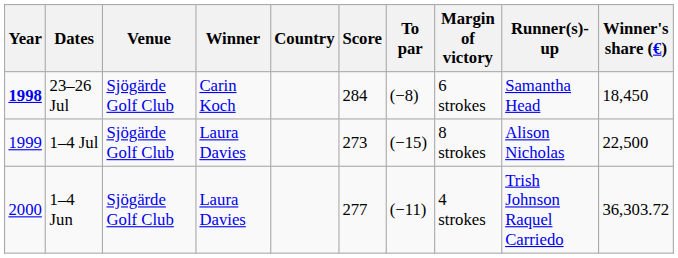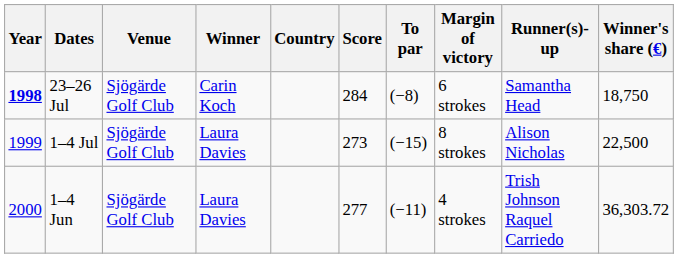(625, 95) 18,450 -> (625, 95) 18,750
